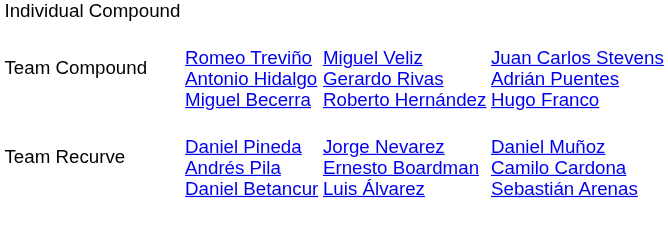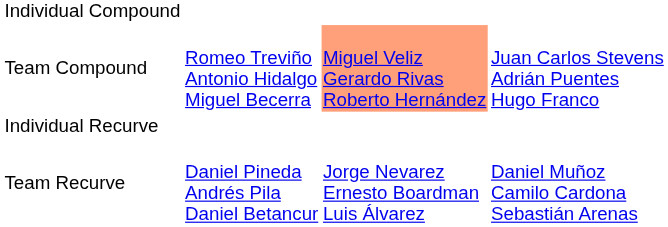(405, 78) no background -> (405, 78) lightsalmon background
+ row: (82, 125)
